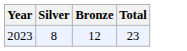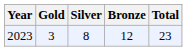+ column: (52, 15)
